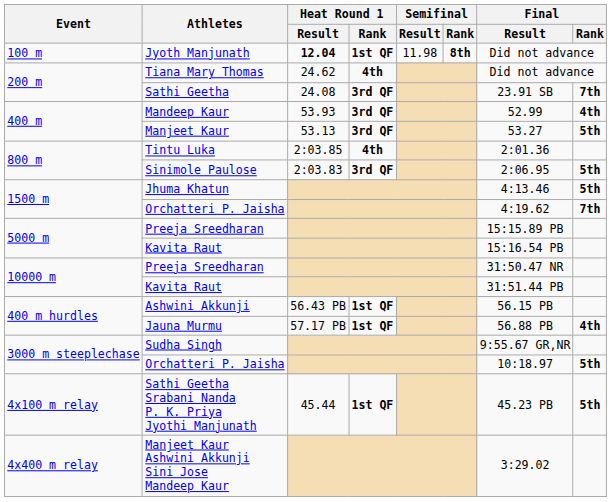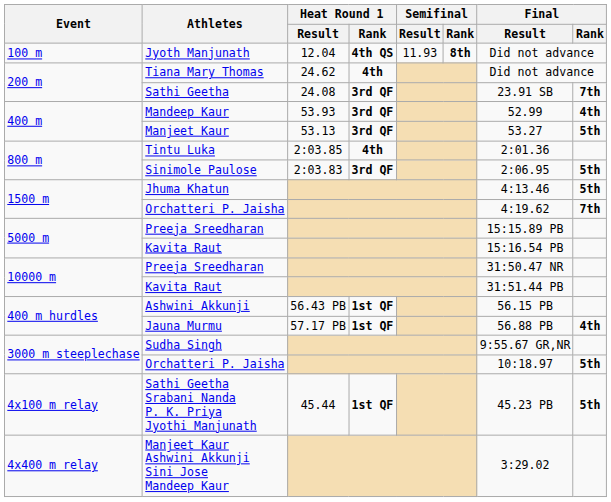(318, 53) bold -> (318, 53) normal
(372, 53) 1st QF -> (372, 53) 4th QS
(420, 53) 11.98 -> (420, 53) 11.93
